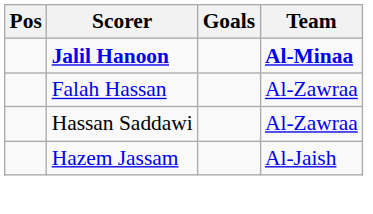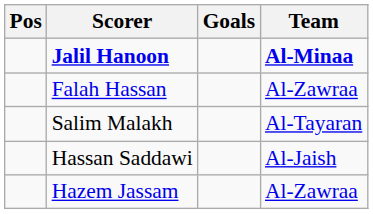+ row: (112, 123)
(311, 123) Al-Zawraa -> (301, 157) Al-Jaish
(301, 157) Al-Jaish -> (311, 191) Al-Zawraa
